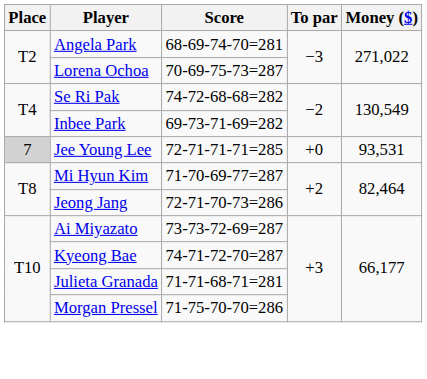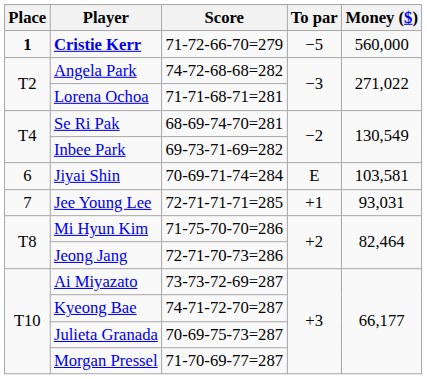+ row: (98, 44)
(224, 44) 68-69-74-70=281 -> (224, 70) 74-72-68-68=282
(224, 70) 70-69-75-73=287 -> (224, 96) 71-71-68-71=281
(224, 96) 74-72-68-68=282 -> (224, 123) 68-69-74-70=281
+ row: (87, 176)
(27, 149) lightgrey background -> (27, 202) no background
(314, 149) +0 -> (314, 202) +1
(382, 149) 93,531 -> (382, 202) 93,031
(224, 176) 71-70-69-77=287 -> (224, 228) 71-75-70-70=286
(224, 281) 71-71-68-71=281 -> (224, 334) 70-69-75-73=287
(224, 307) 71-75-70-70=286 -> (224, 360) 71-70-69-77=287
